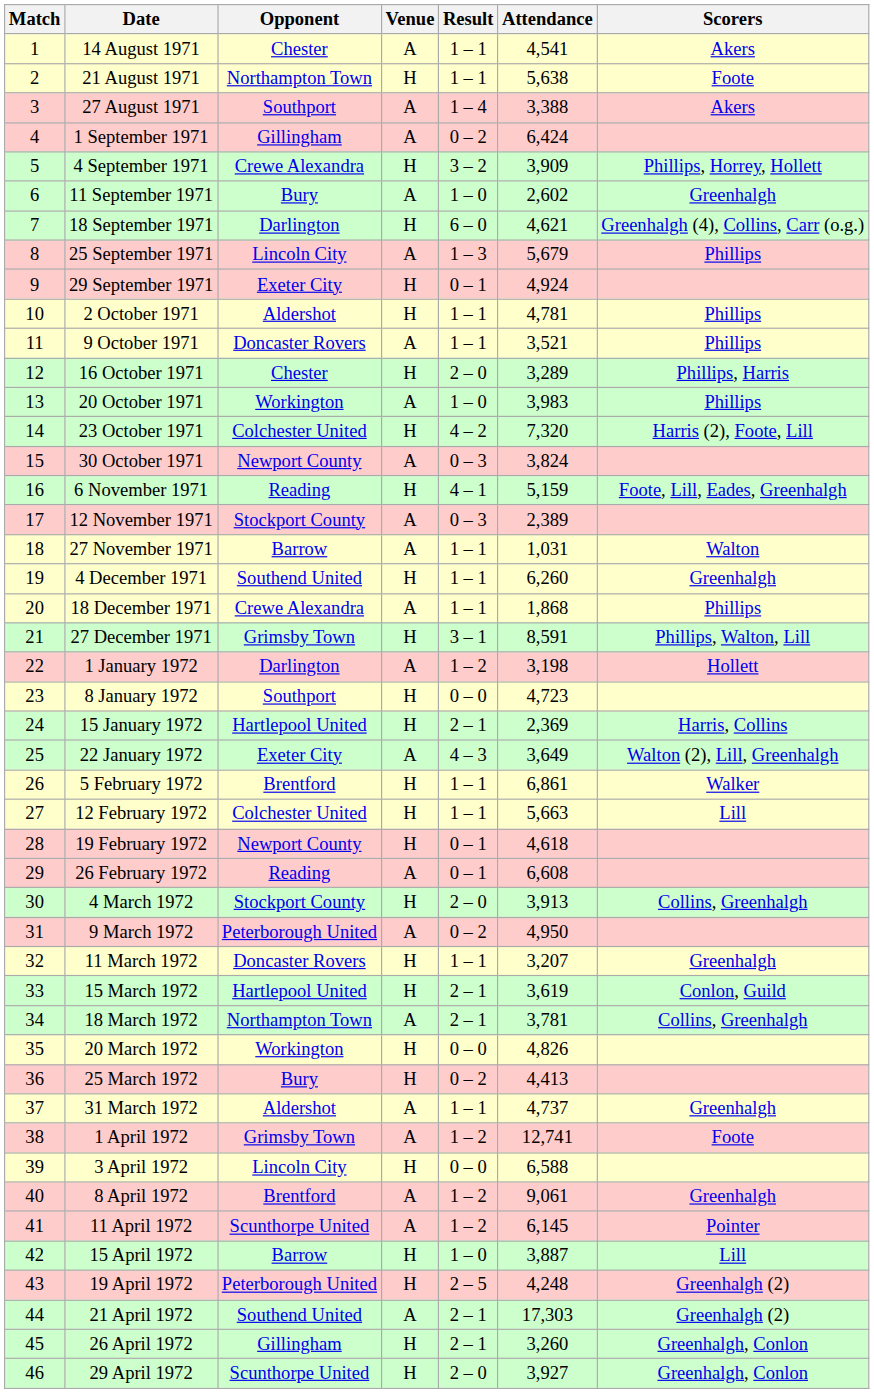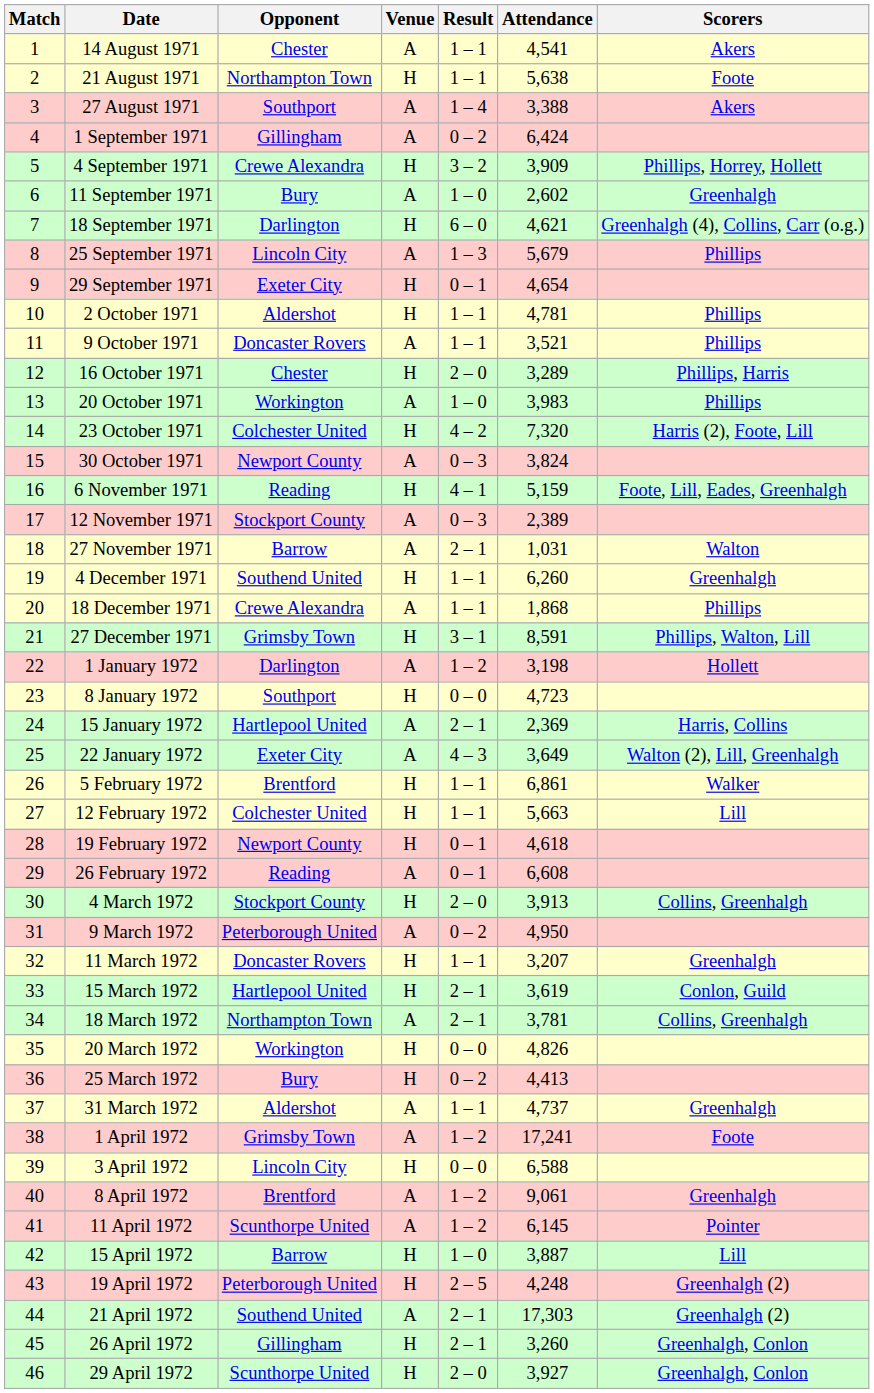(547, 284) 4,924 -> (547, 284) 4,654
(468, 549) 1 – 1 -> (468, 549) 2 – 1
(410, 725) H -> (410, 725) A
(547, 1137) 12,741 -> (547, 1137) 17,241
